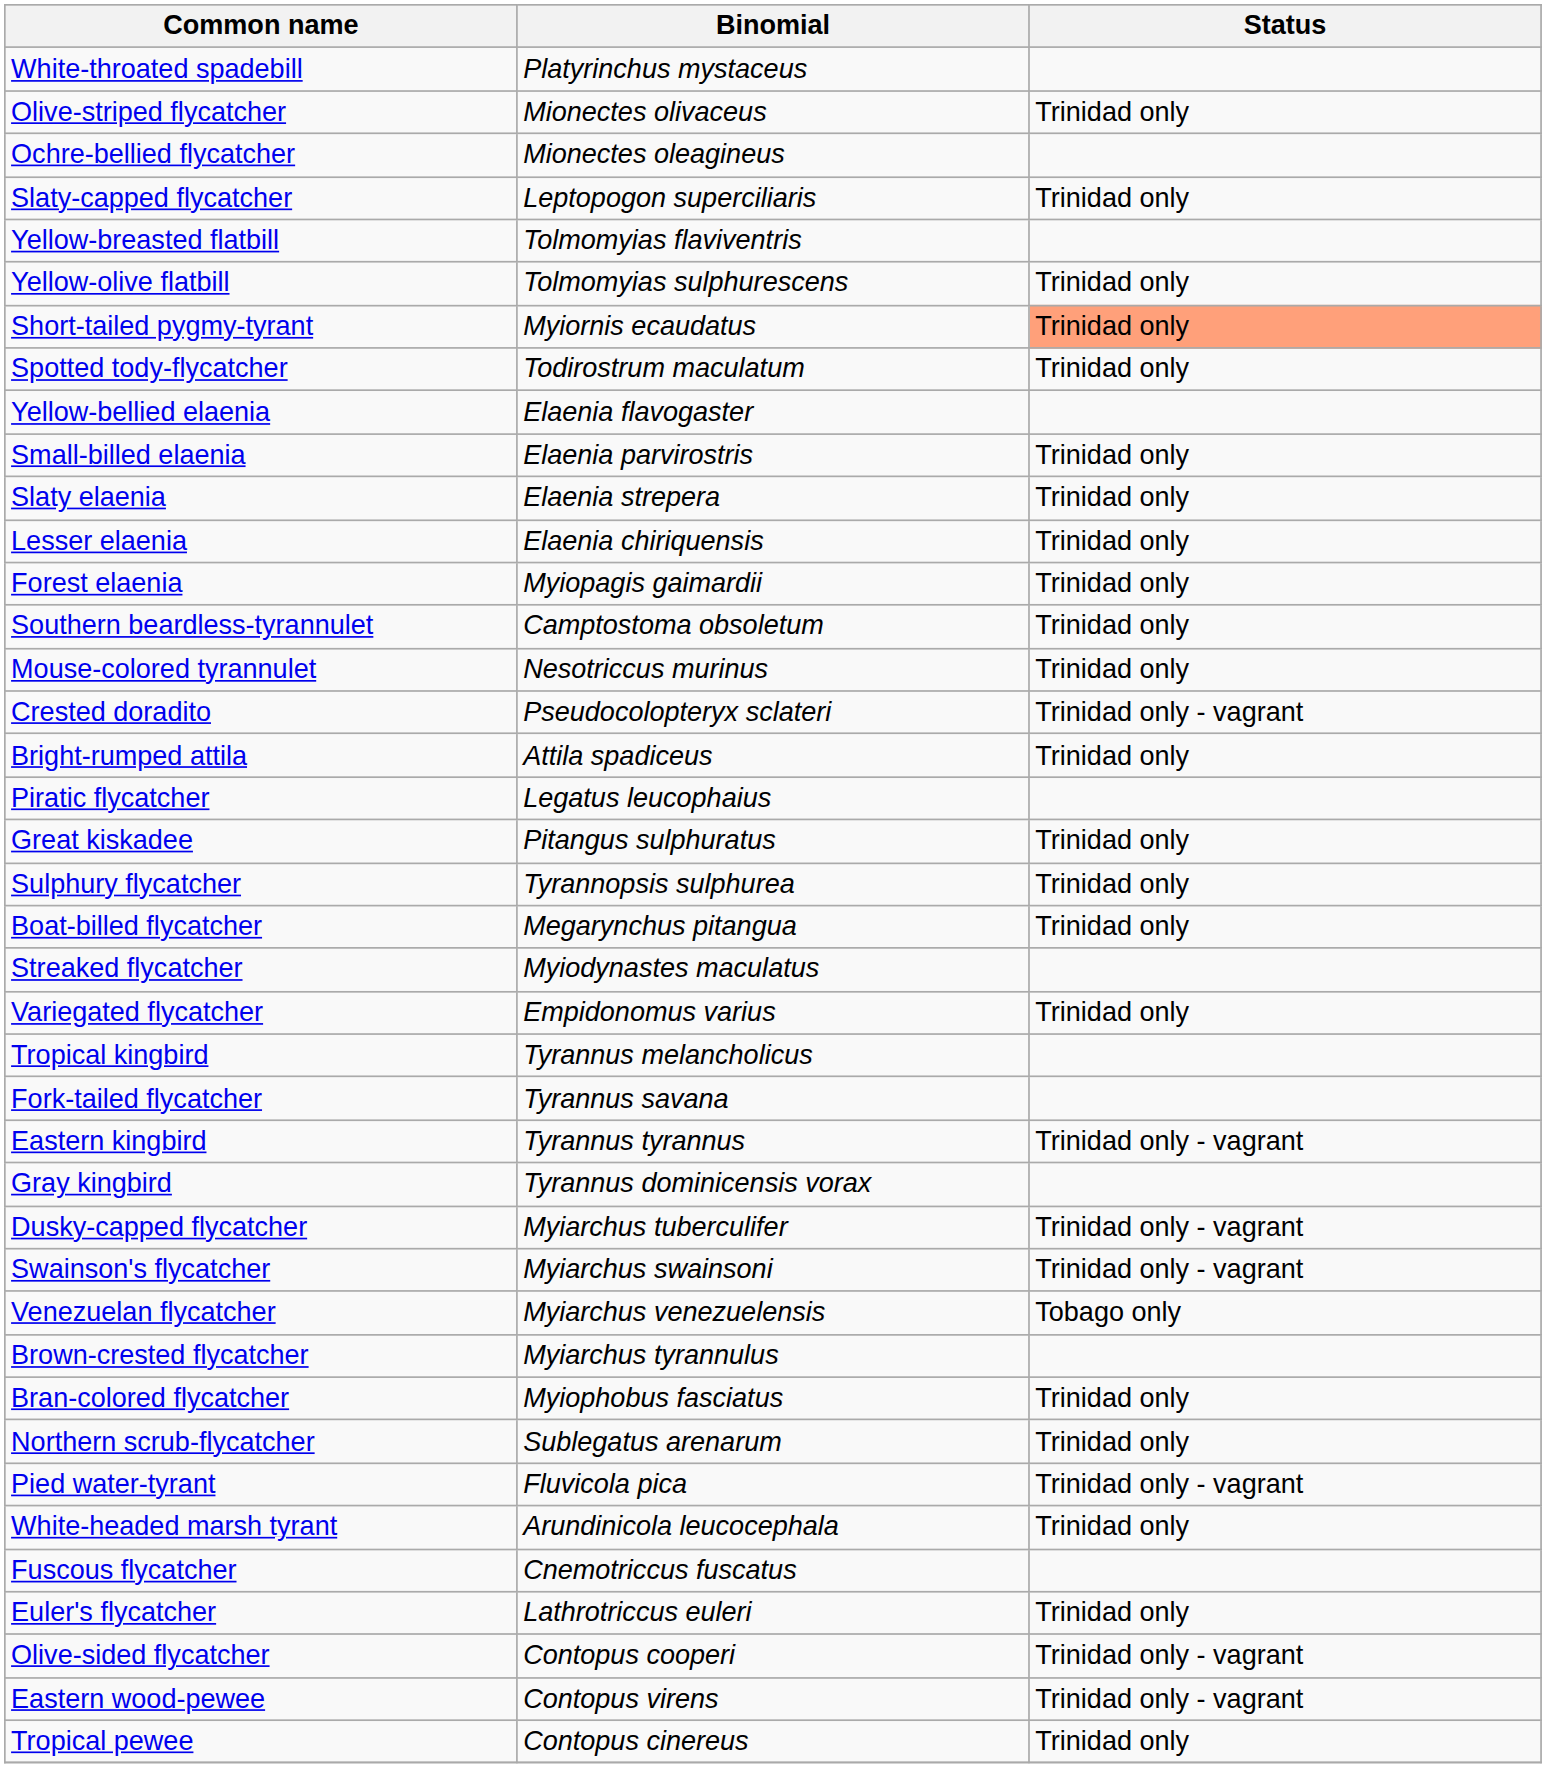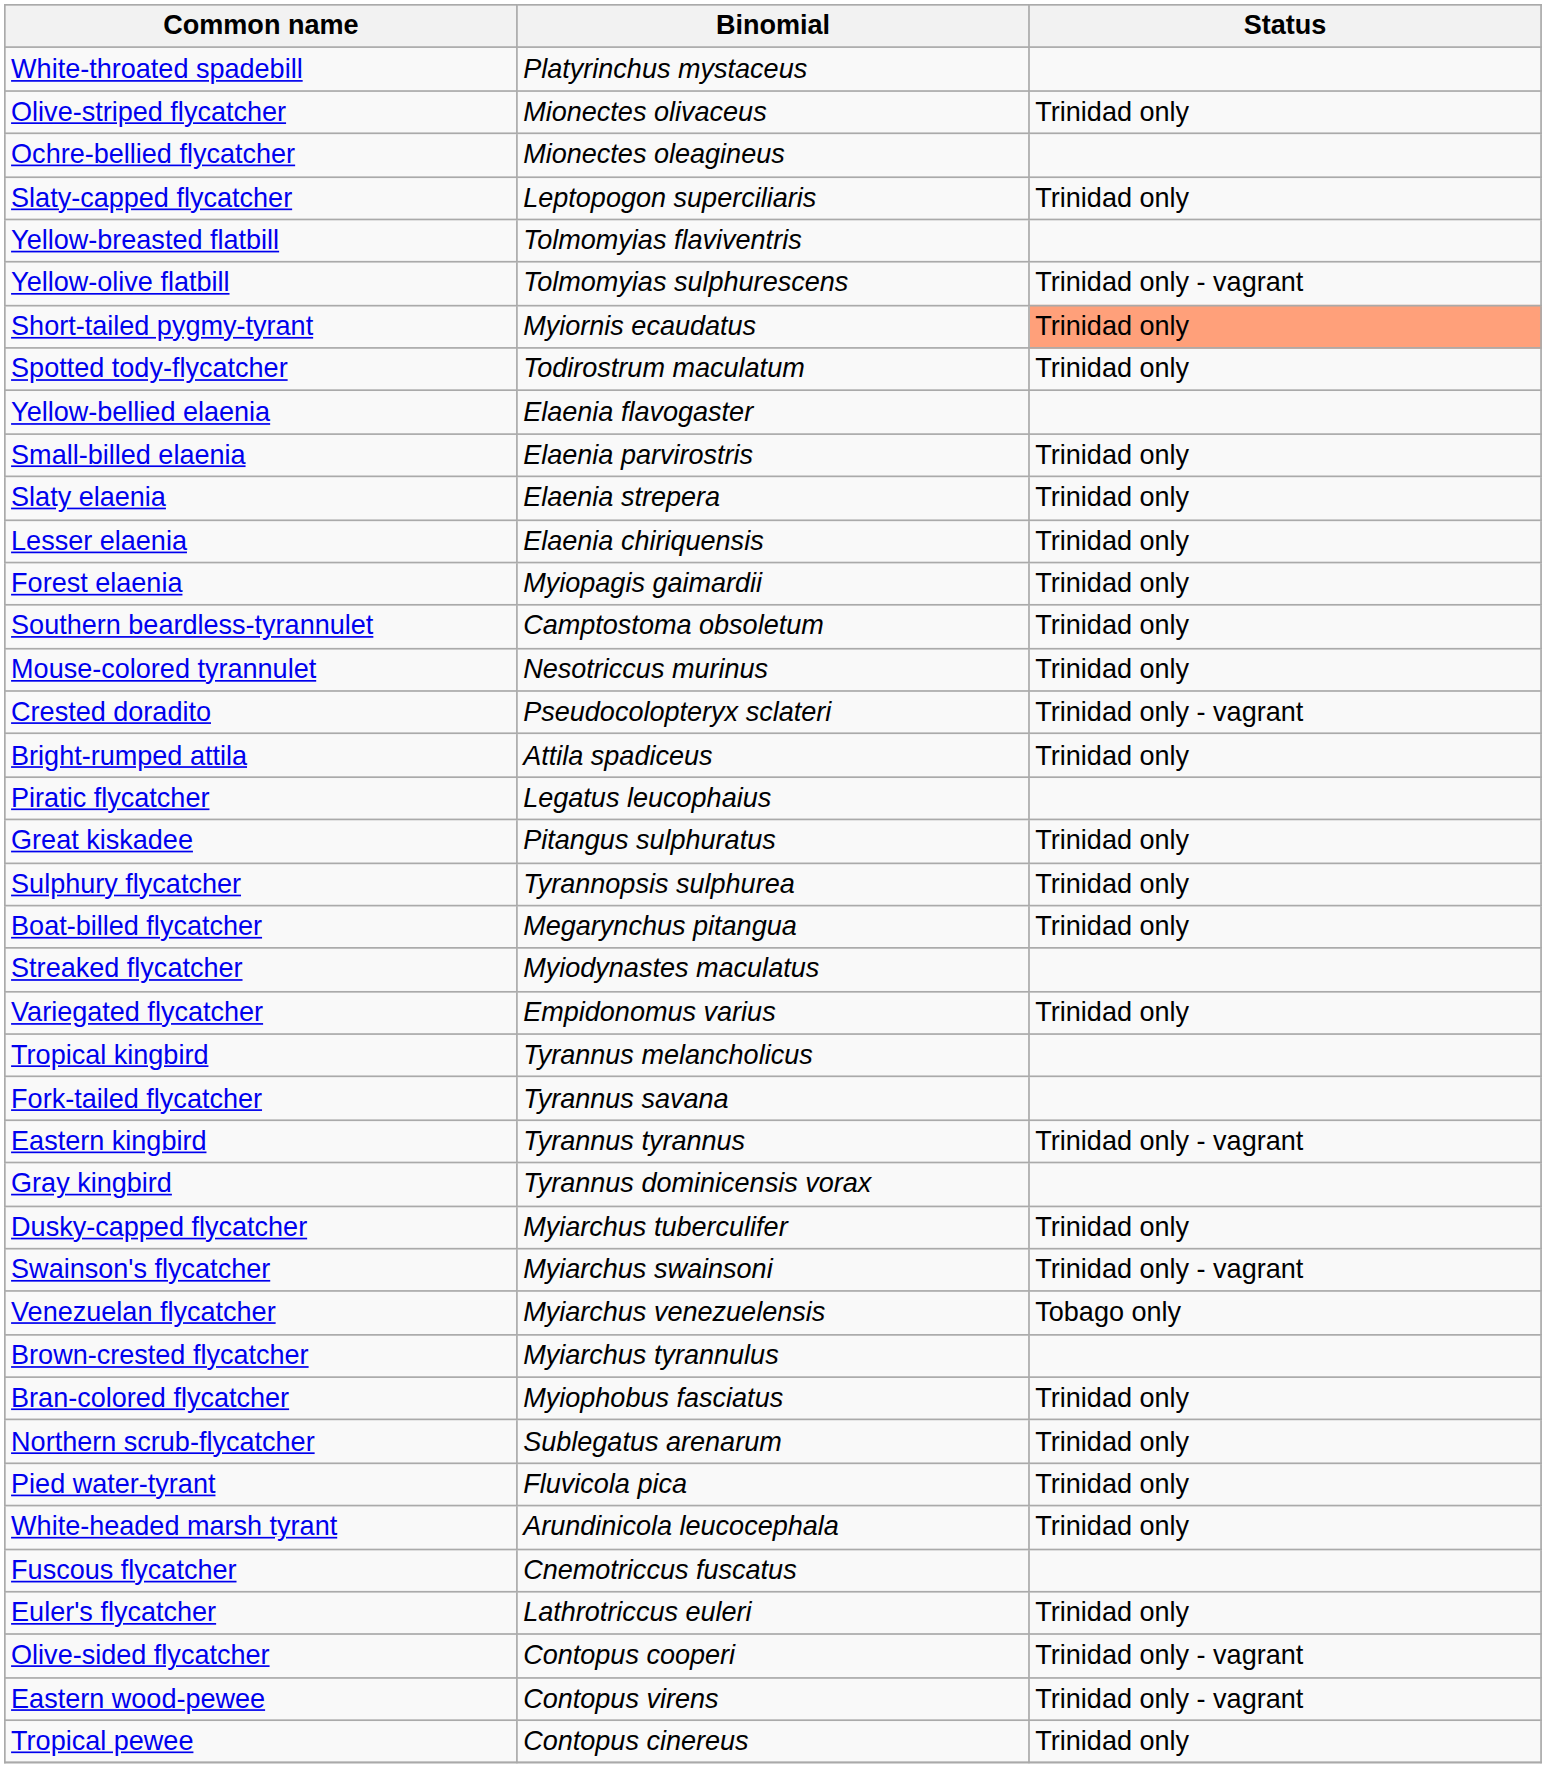(1112, 283) Trinidad only -> (1169, 283) Trinidad only - vagrant
(1169, 1226) Trinidad only - vagrant -> (1112, 1226) Trinidad only
(1169, 1483) Trinidad only - vagrant -> (1112, 1483) Trinidad only
